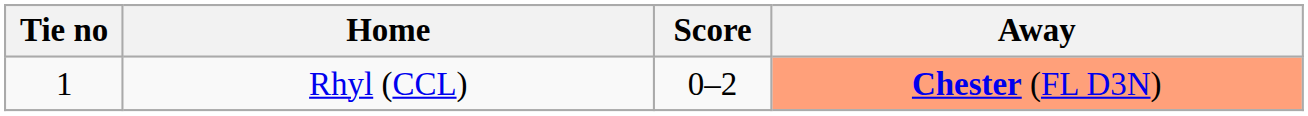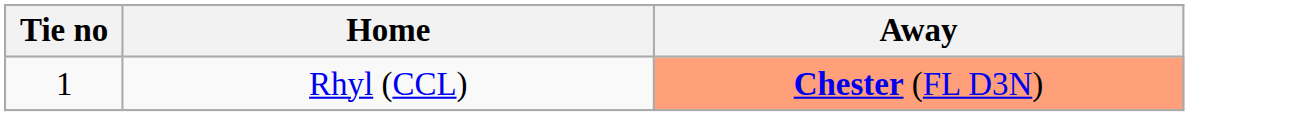- column: (712, 30)
